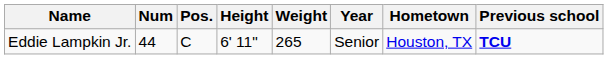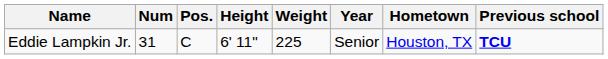(147, 41) 44 -> (147, 41) 31
(289, 41) 265 -> (289, 41) 225
